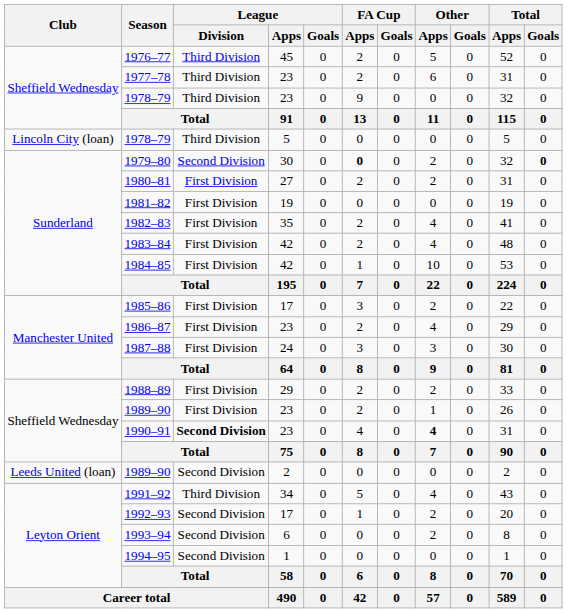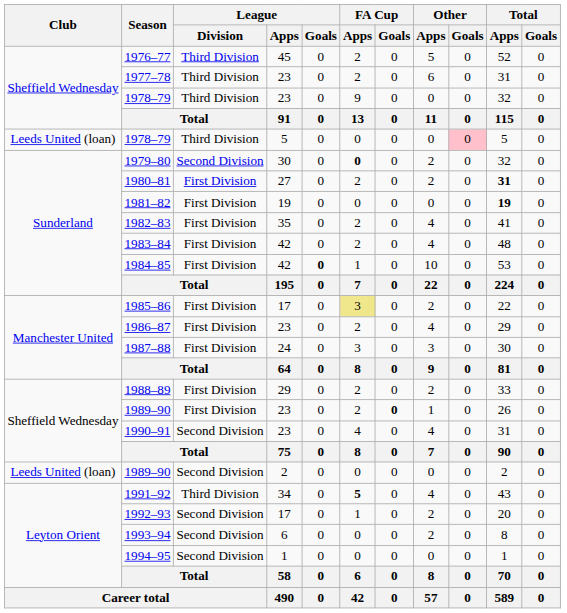(63, 139) Lincoln City (loan) -> (63, 139) Leeds United (loan)
(470, 139) no background -> (468, 139) pink background
(543, 160) bold -> (541, 160) normal
(506, 181) normal -> (504, 181) bold
(506, 202) normal -> (504, 202) bold
(323, 264) normal -> (321, 264) bold
(360, 306) no background -> (358, 306) khaki background
(396, 410) normal -> (394, 410) bold
(221, 431) bold -> (220, 431) normal
(433, 431) bold -> (431, 431) normal
(360, 493) normal -> (358, 493) bold
